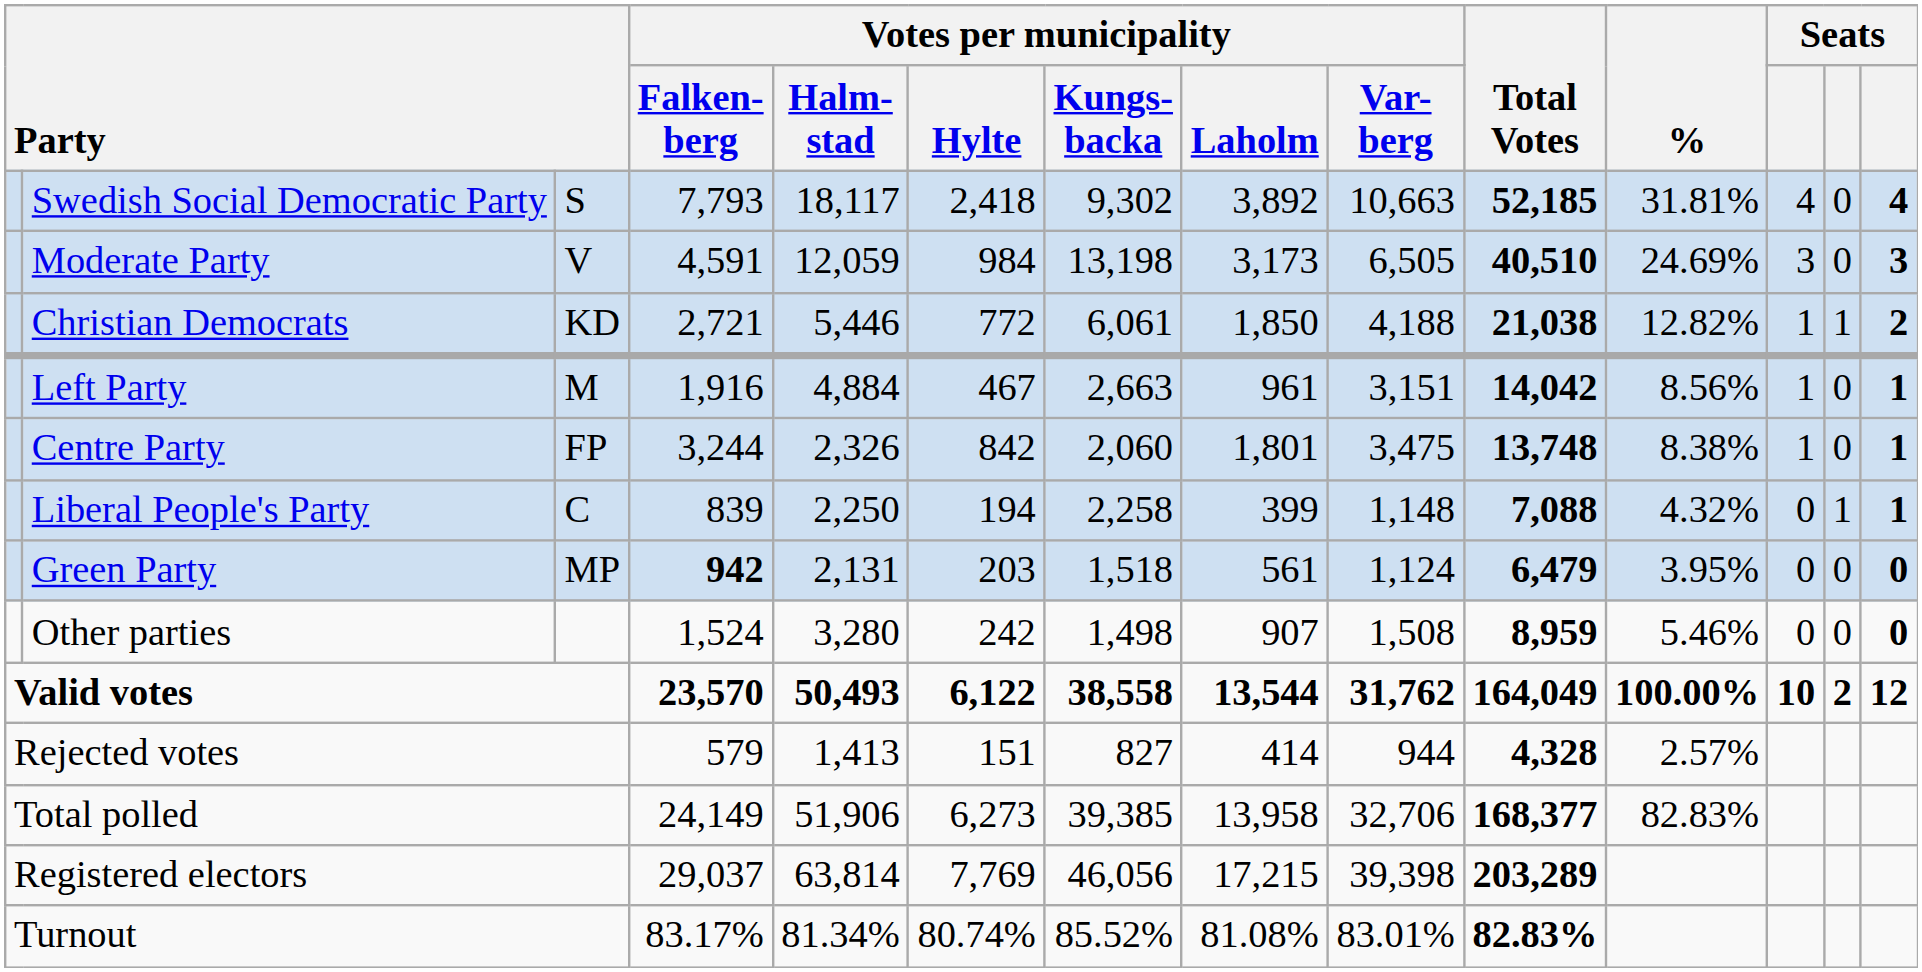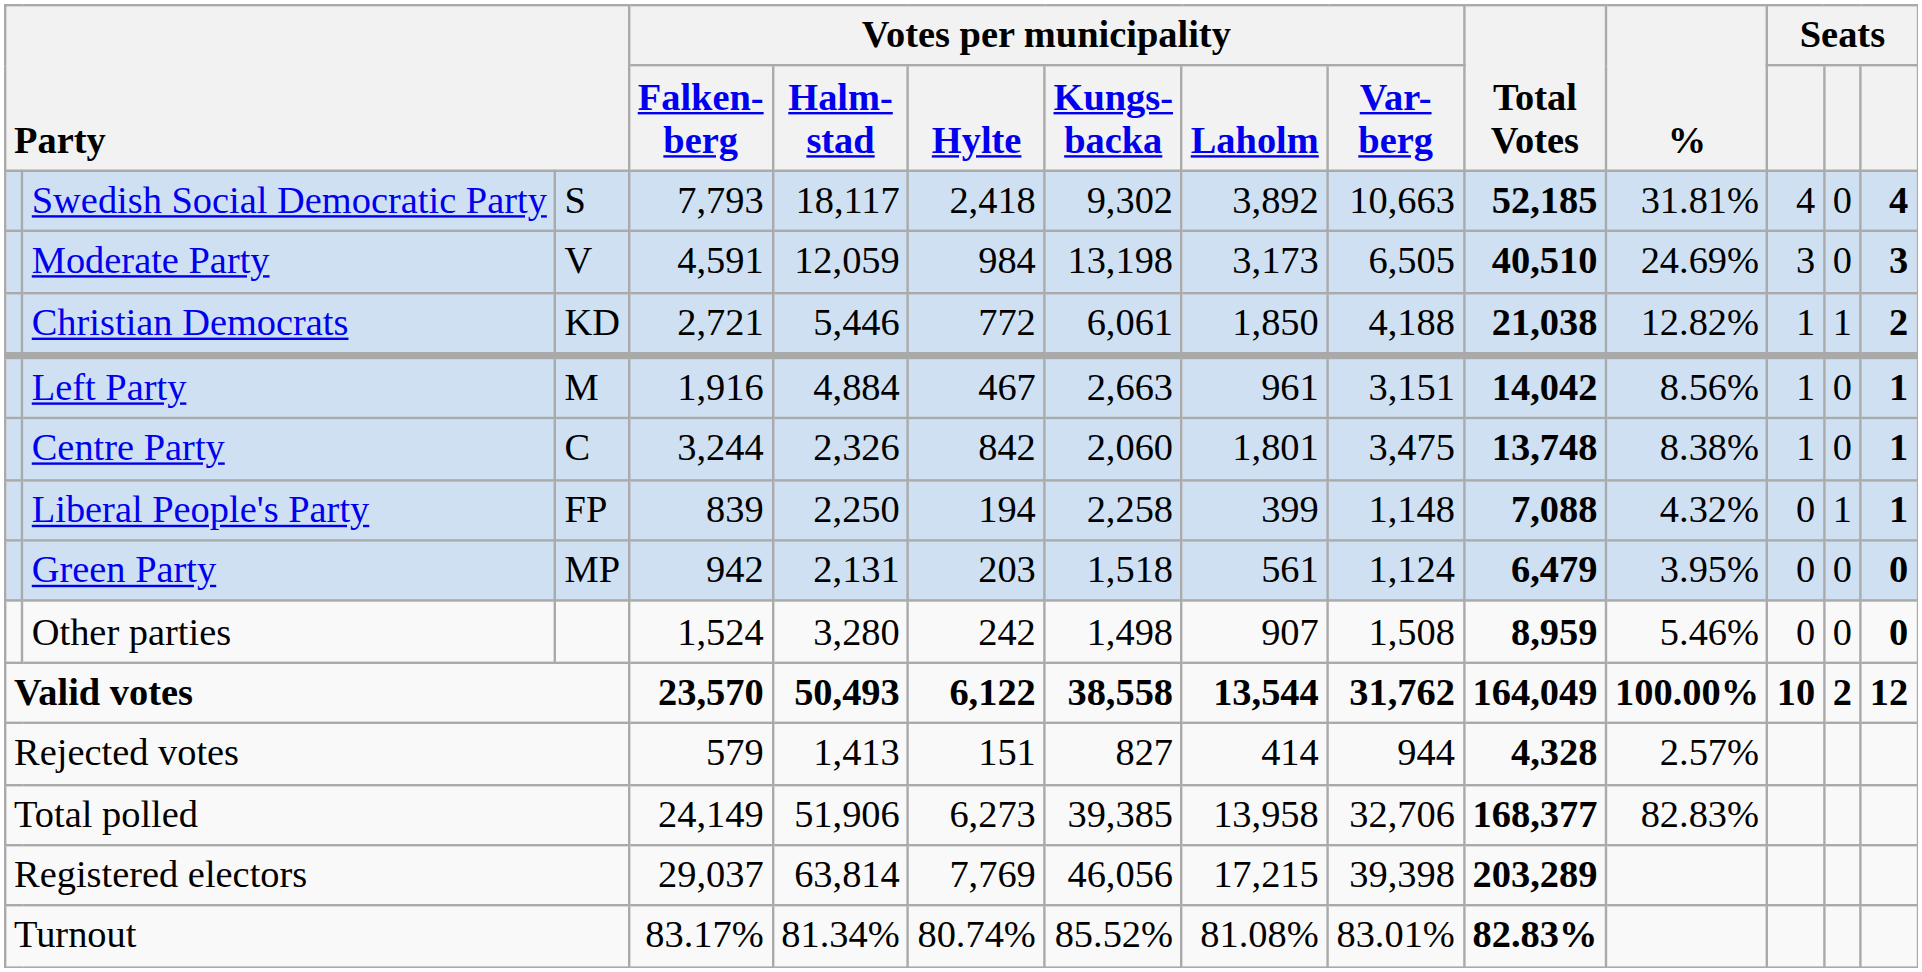(586, 448) FP -> (577, 448) C
(577, 509) C -> (586, 509) FP
(735, 570) bold -> (735, 570) normal
